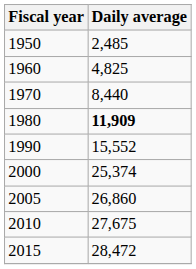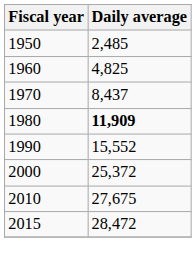(110, 95) 8,440 -> (110, 95) 8,437
(114, 172) 25,374 -> (114, 172) 25,372
- row: (25, 198)
